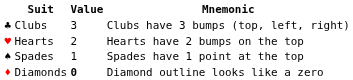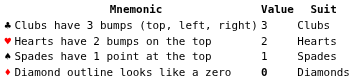columns swapped: (41, 9) <-> (228, 9)
